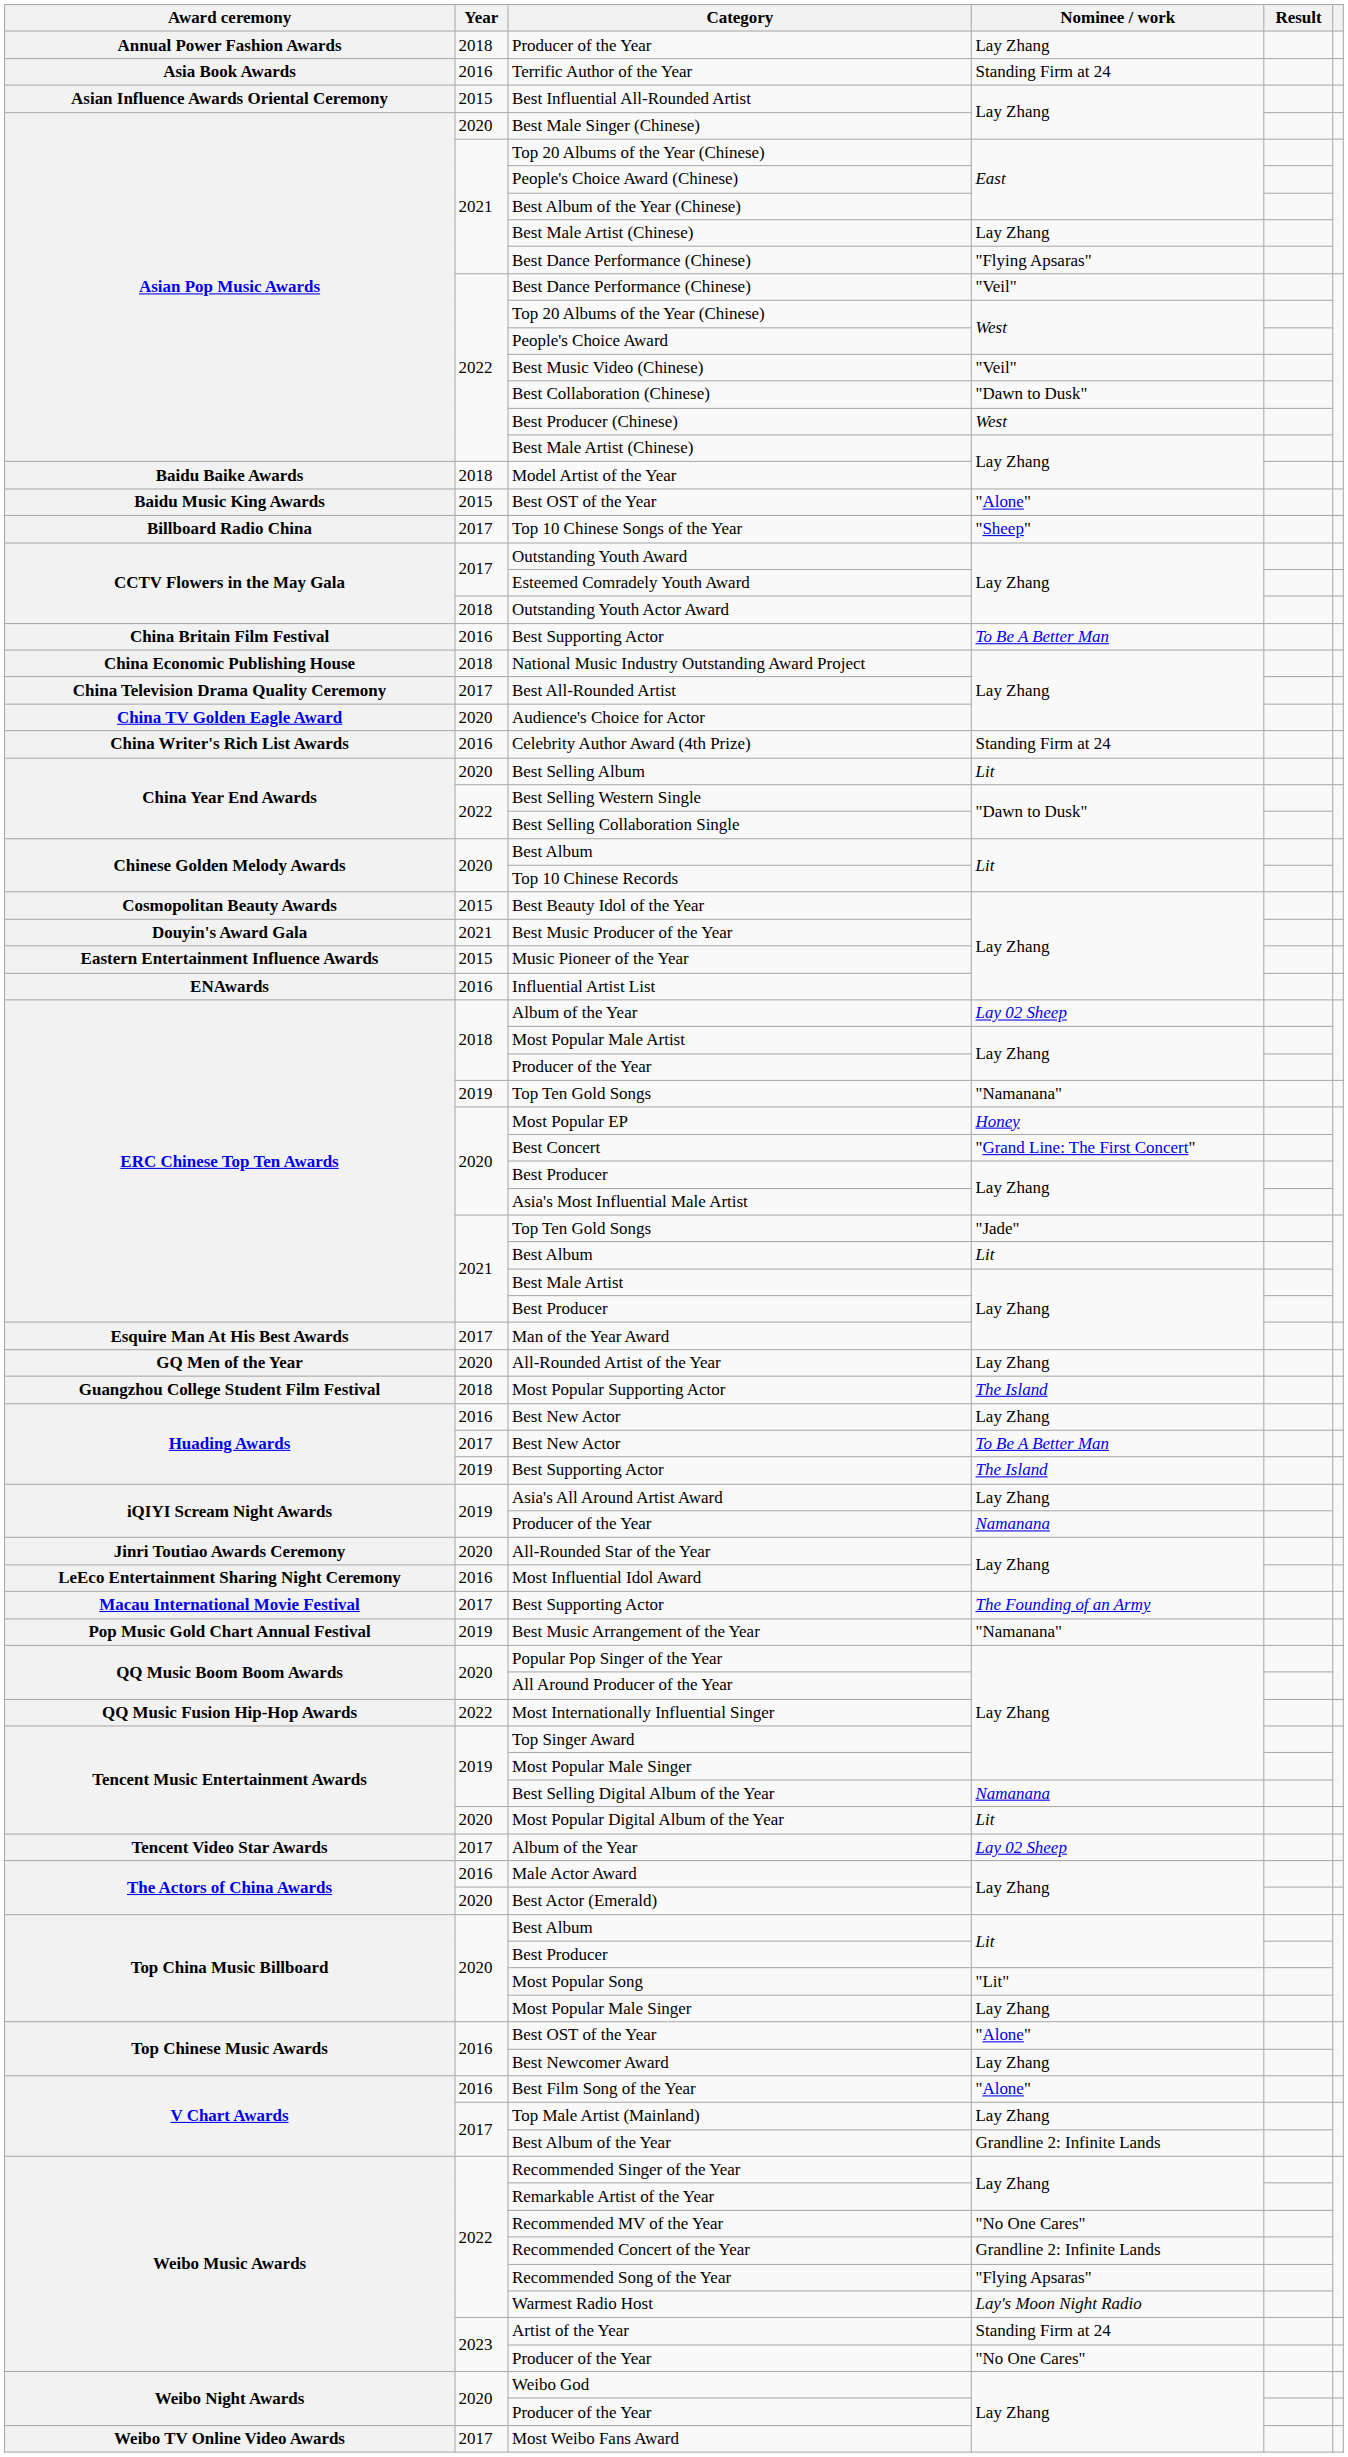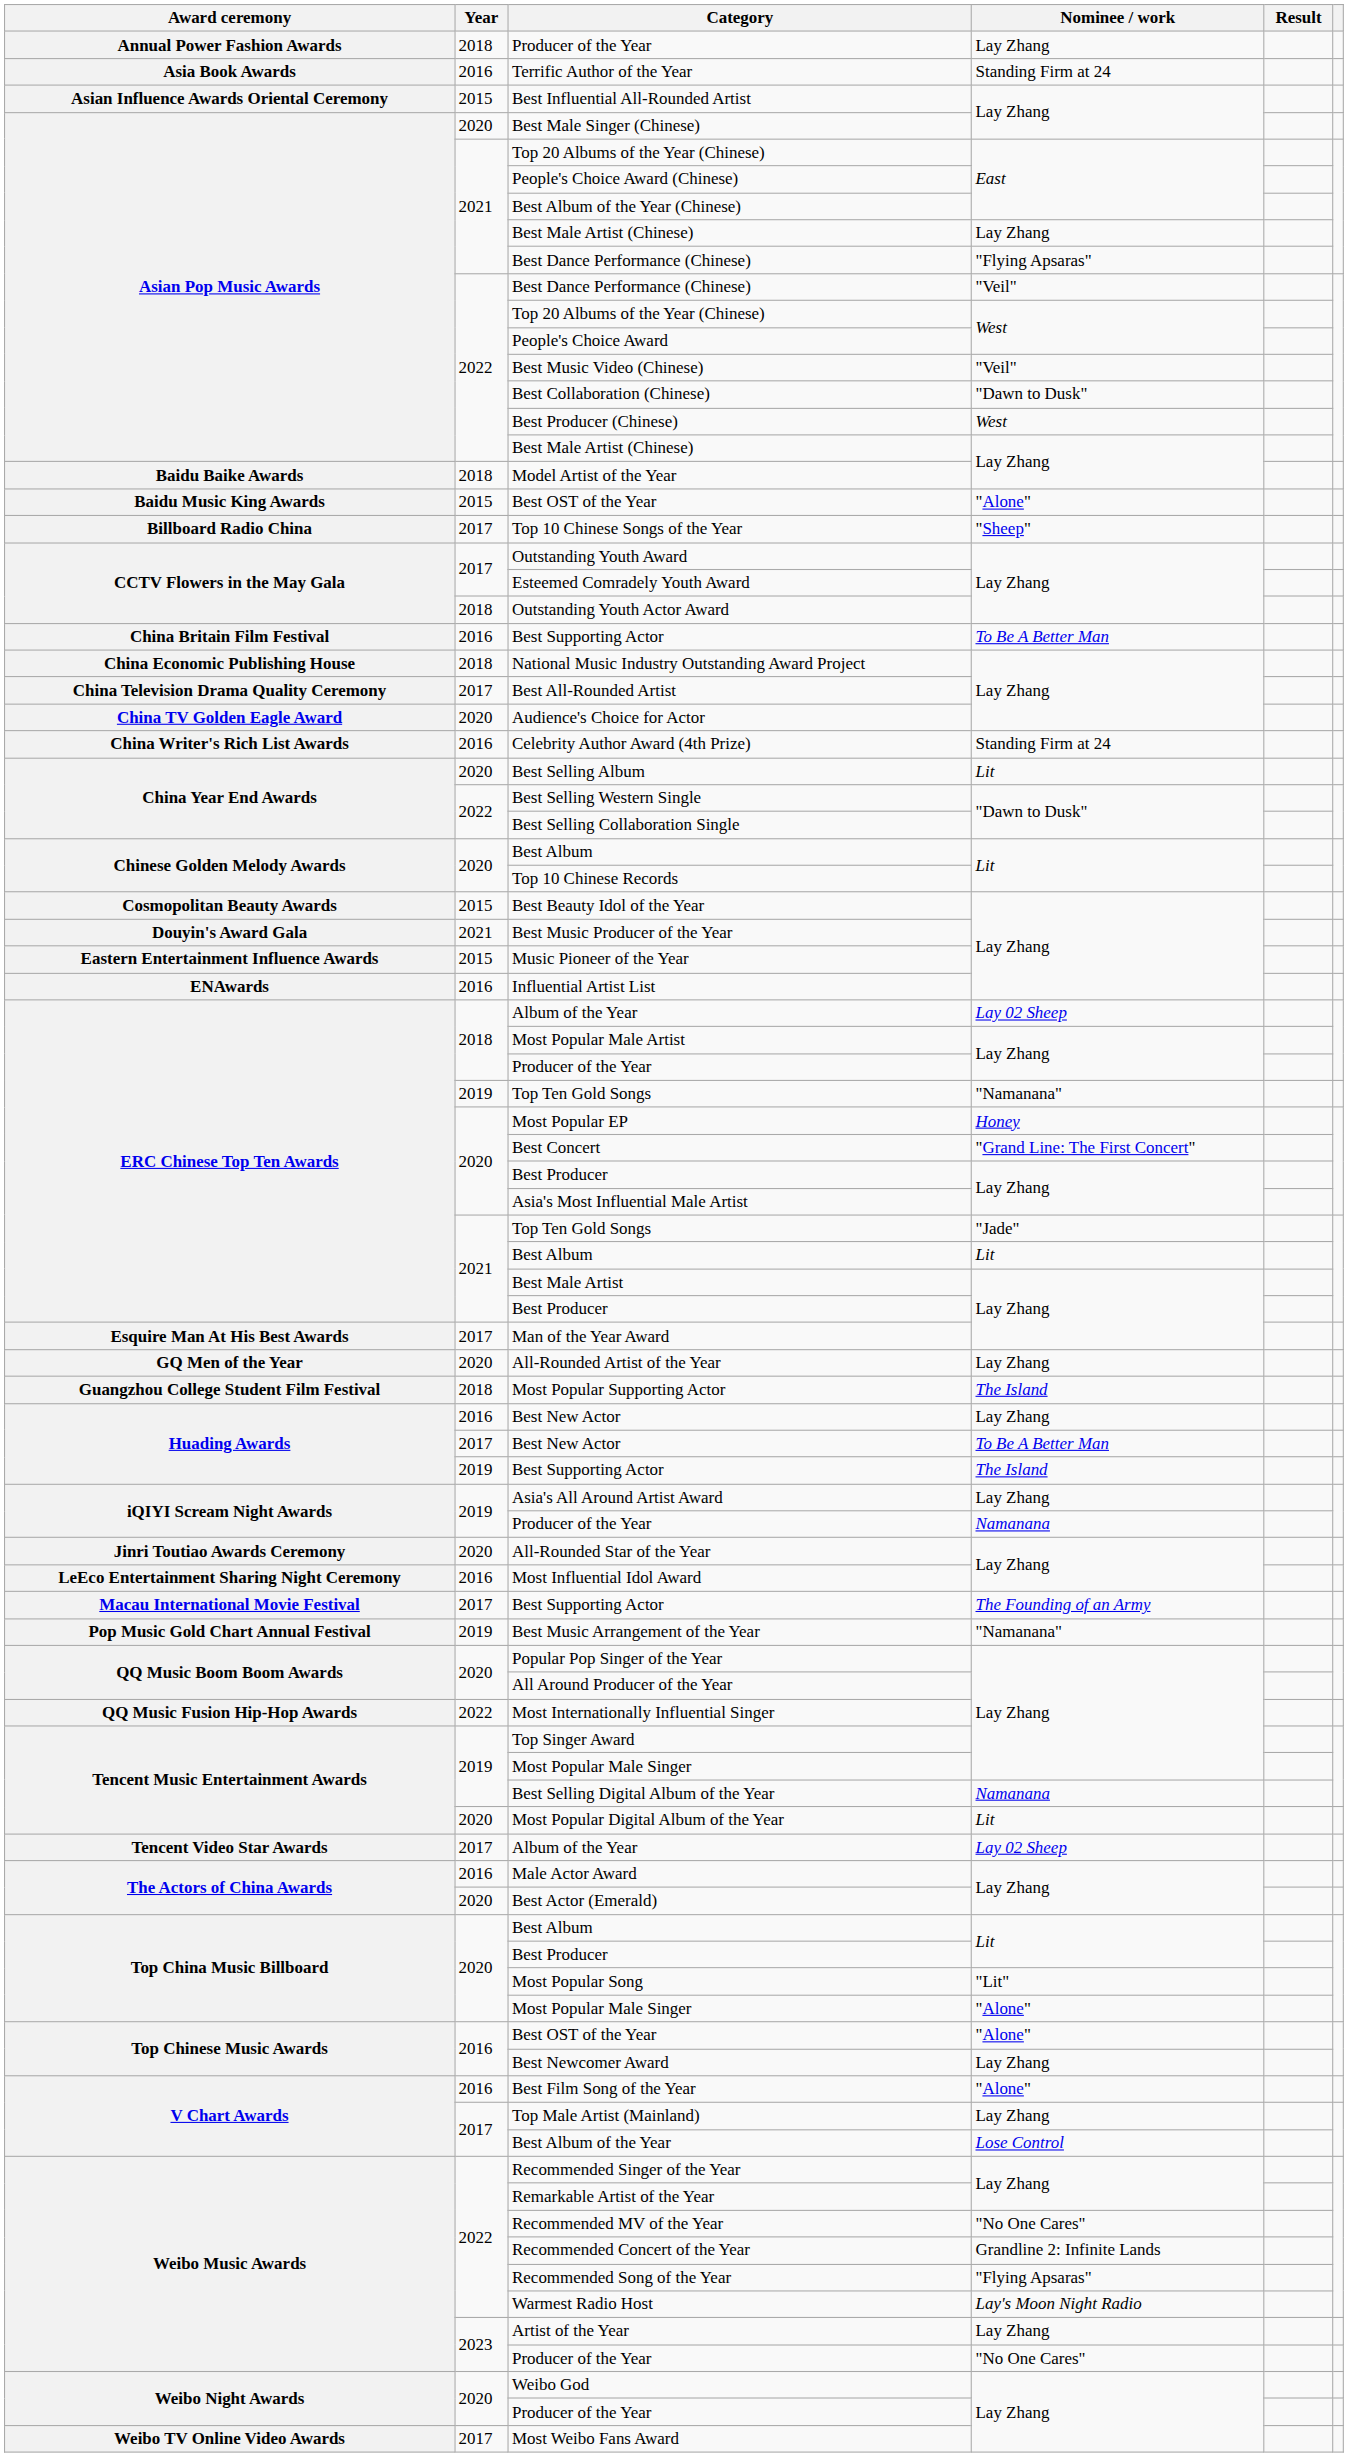(1012, 2008) Lay Zhang -> (1003, 2008) "Alone"
(1068, 2142) Grandline 2: Infinite Lands -> (1020, 2142) Lose Control
(1043, 2331) Standing Firm at 24 -> (1012, 2331) Lay Zhang
